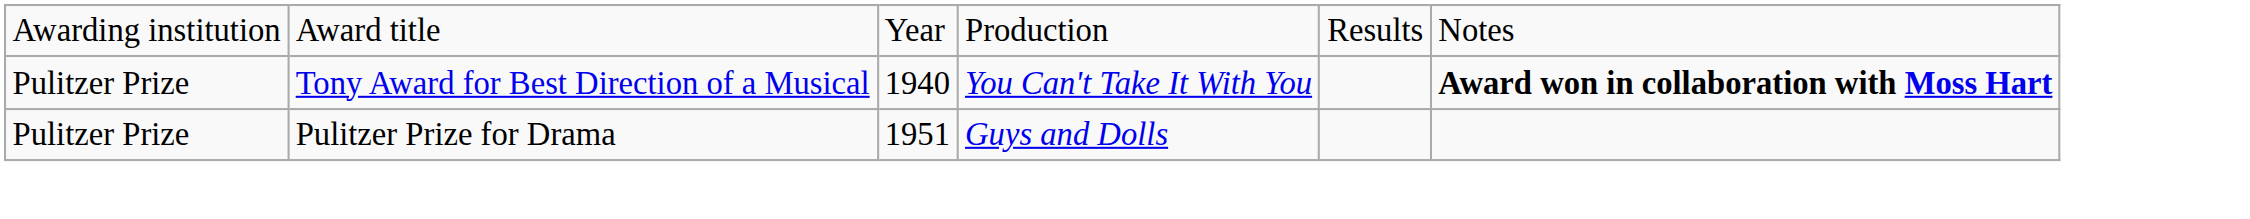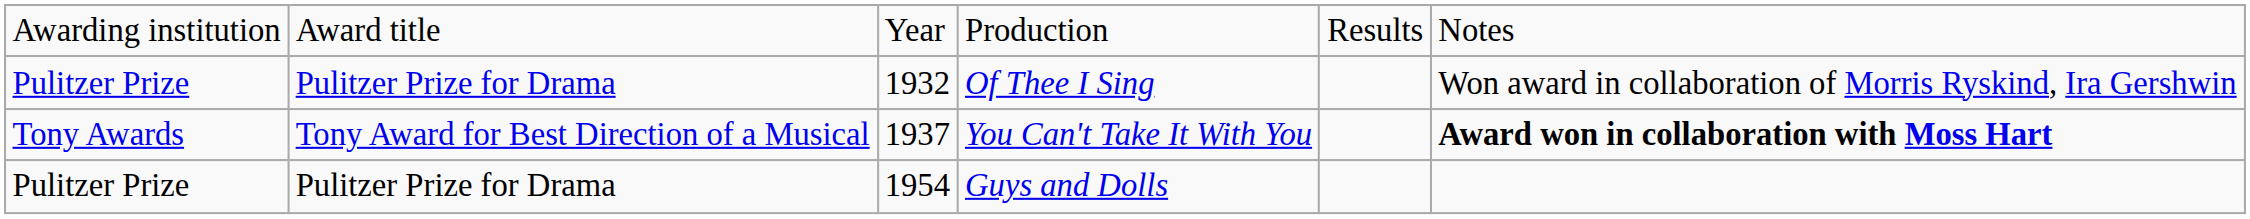+ row: (1060, 82)
(101, 82) Pulitzer Prize -> (98, 133) Tony Awards
(917, 82) 1940 -> (917, 133) 1937
(917, 133) 1951 -> (917, 185) 1954
